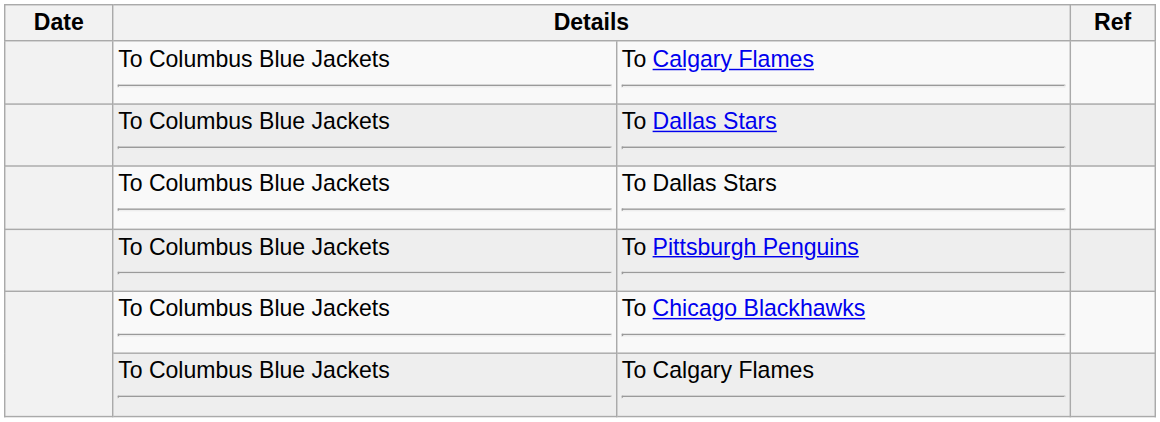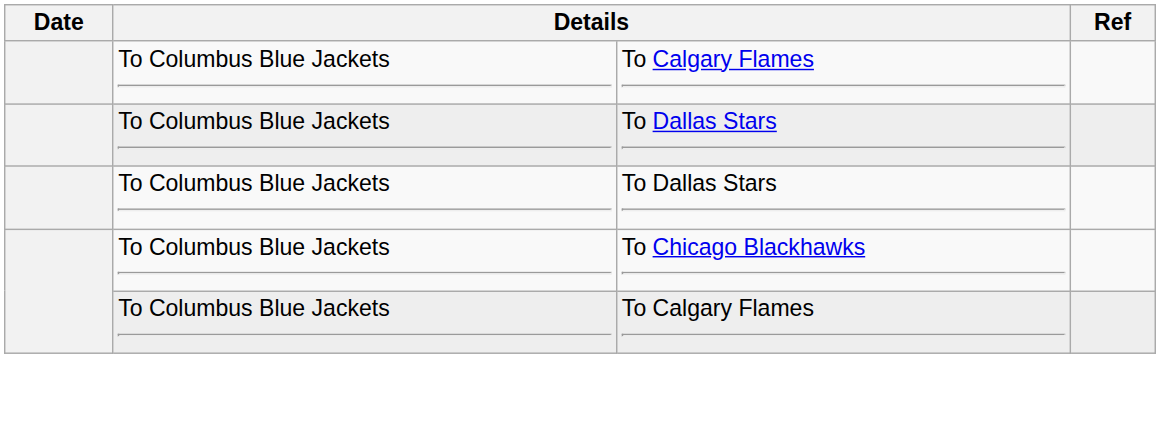- row: (59, 260)
